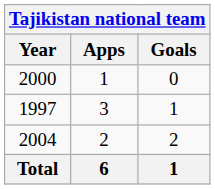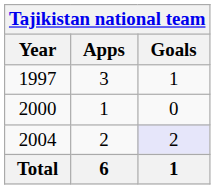rows swapped: (38, 109) <-> (38, 79)
(174, 139) no background -> (174, 139) lavender background
